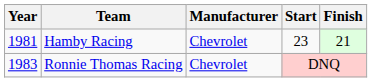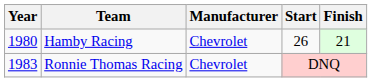(23, 41) 1981 -> (23, 41) 1980
(301, 41) 23 -> (301, 41) 26
